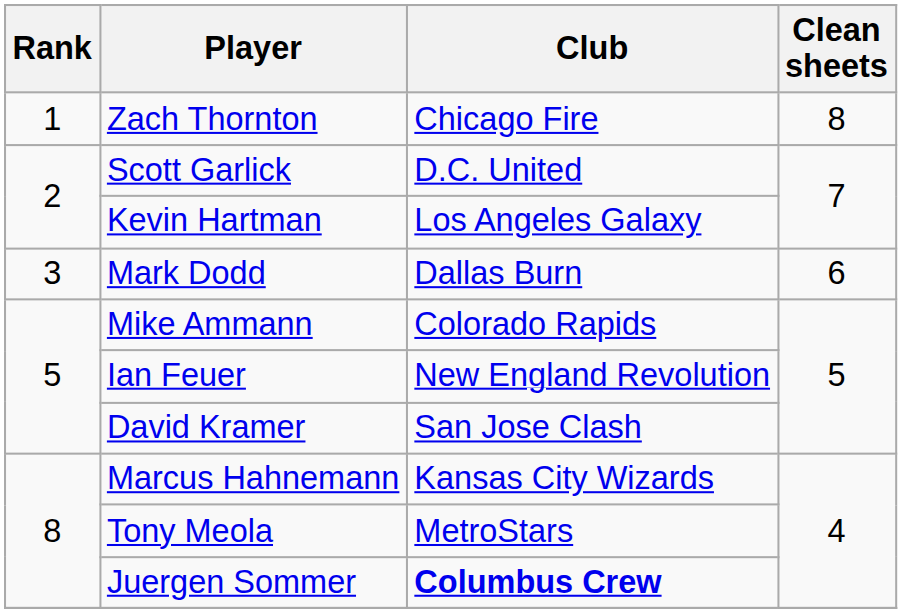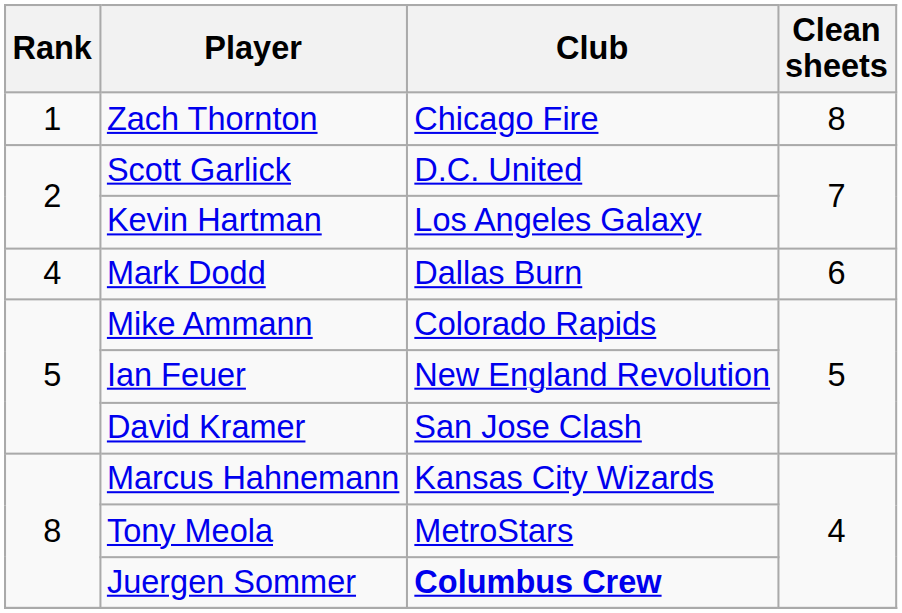(52, 272) 3 -> (52, 272) 4
